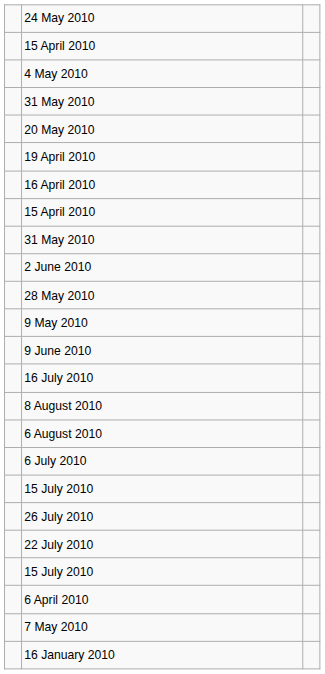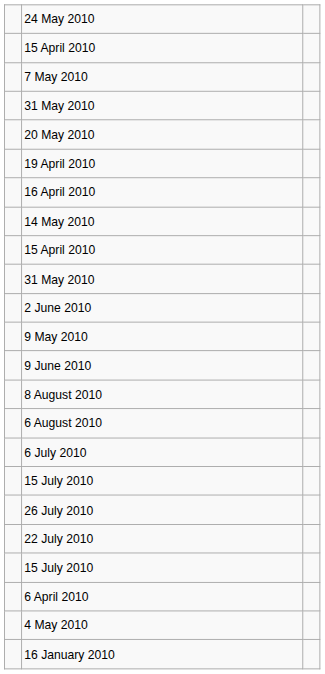rows swapped: (13, 74) <-> (13, 627)
+ row: (13, 221)
- row: (13, 295)
- row: (13, 378)
